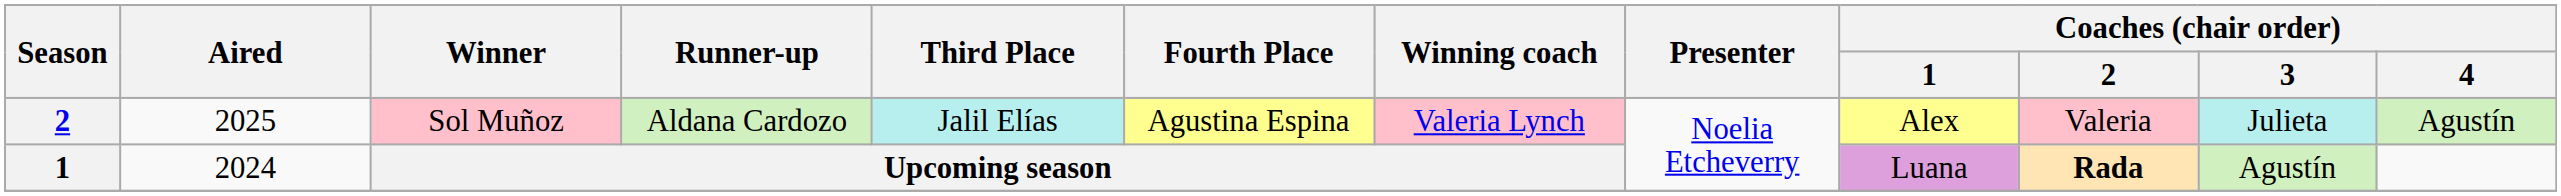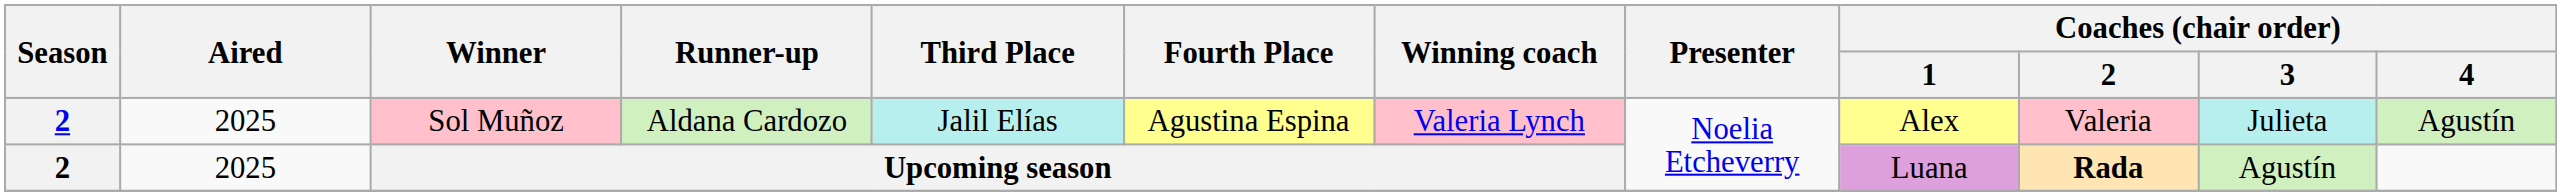(62, 167) 1 -> (62, 167) 2
(245, 167) 2024 -> (245, 167) 2025
